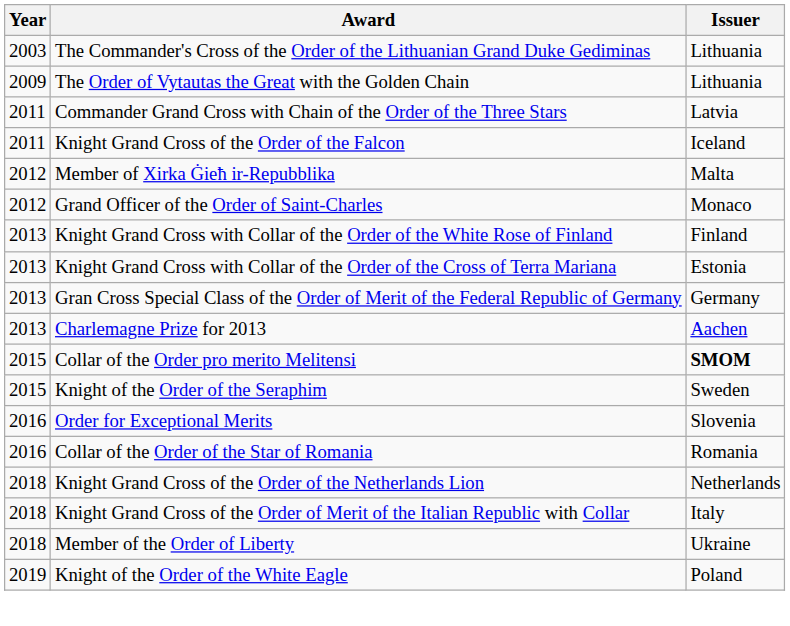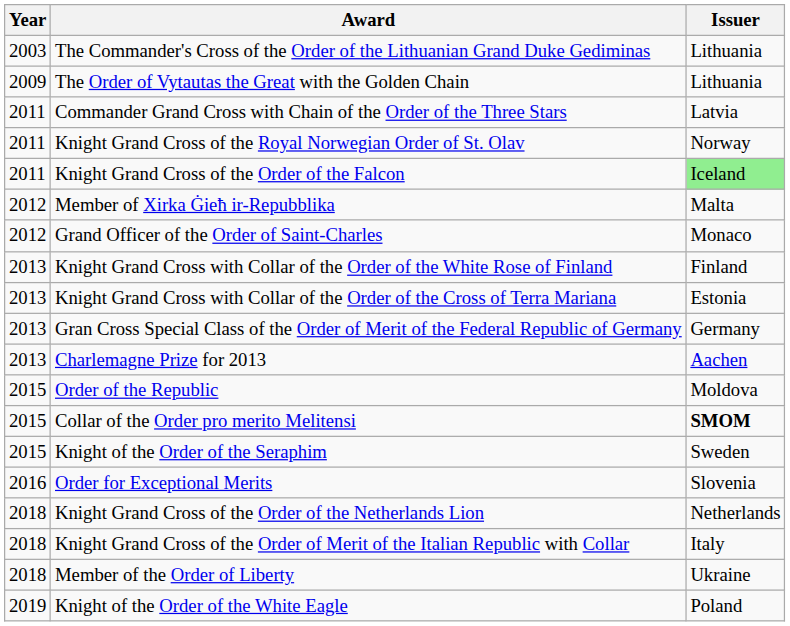+ row: (290, 143)
(718, 143) no background -> (718, 174) lightgreen background
+ row: (137, 390)
- row: (214, 451)
